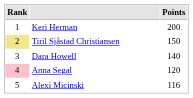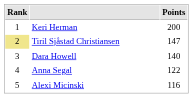(174, 41) 150 -> (174, 41) 147
(17, 70) pink background -> (17, 70) no background
(174, 70) 120 -> (174, 70) 122
